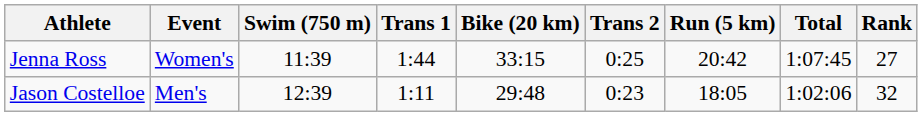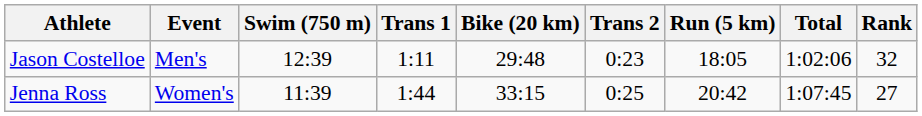rows swapped: (77, 93) <-> (58, 58)
